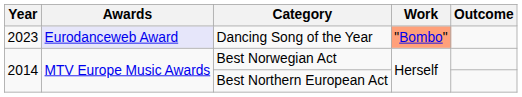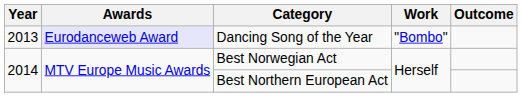(23, 37) 2023 -> (23, 37) 2013
(421, 37) lightsalmon background -> (421, 37) no background
